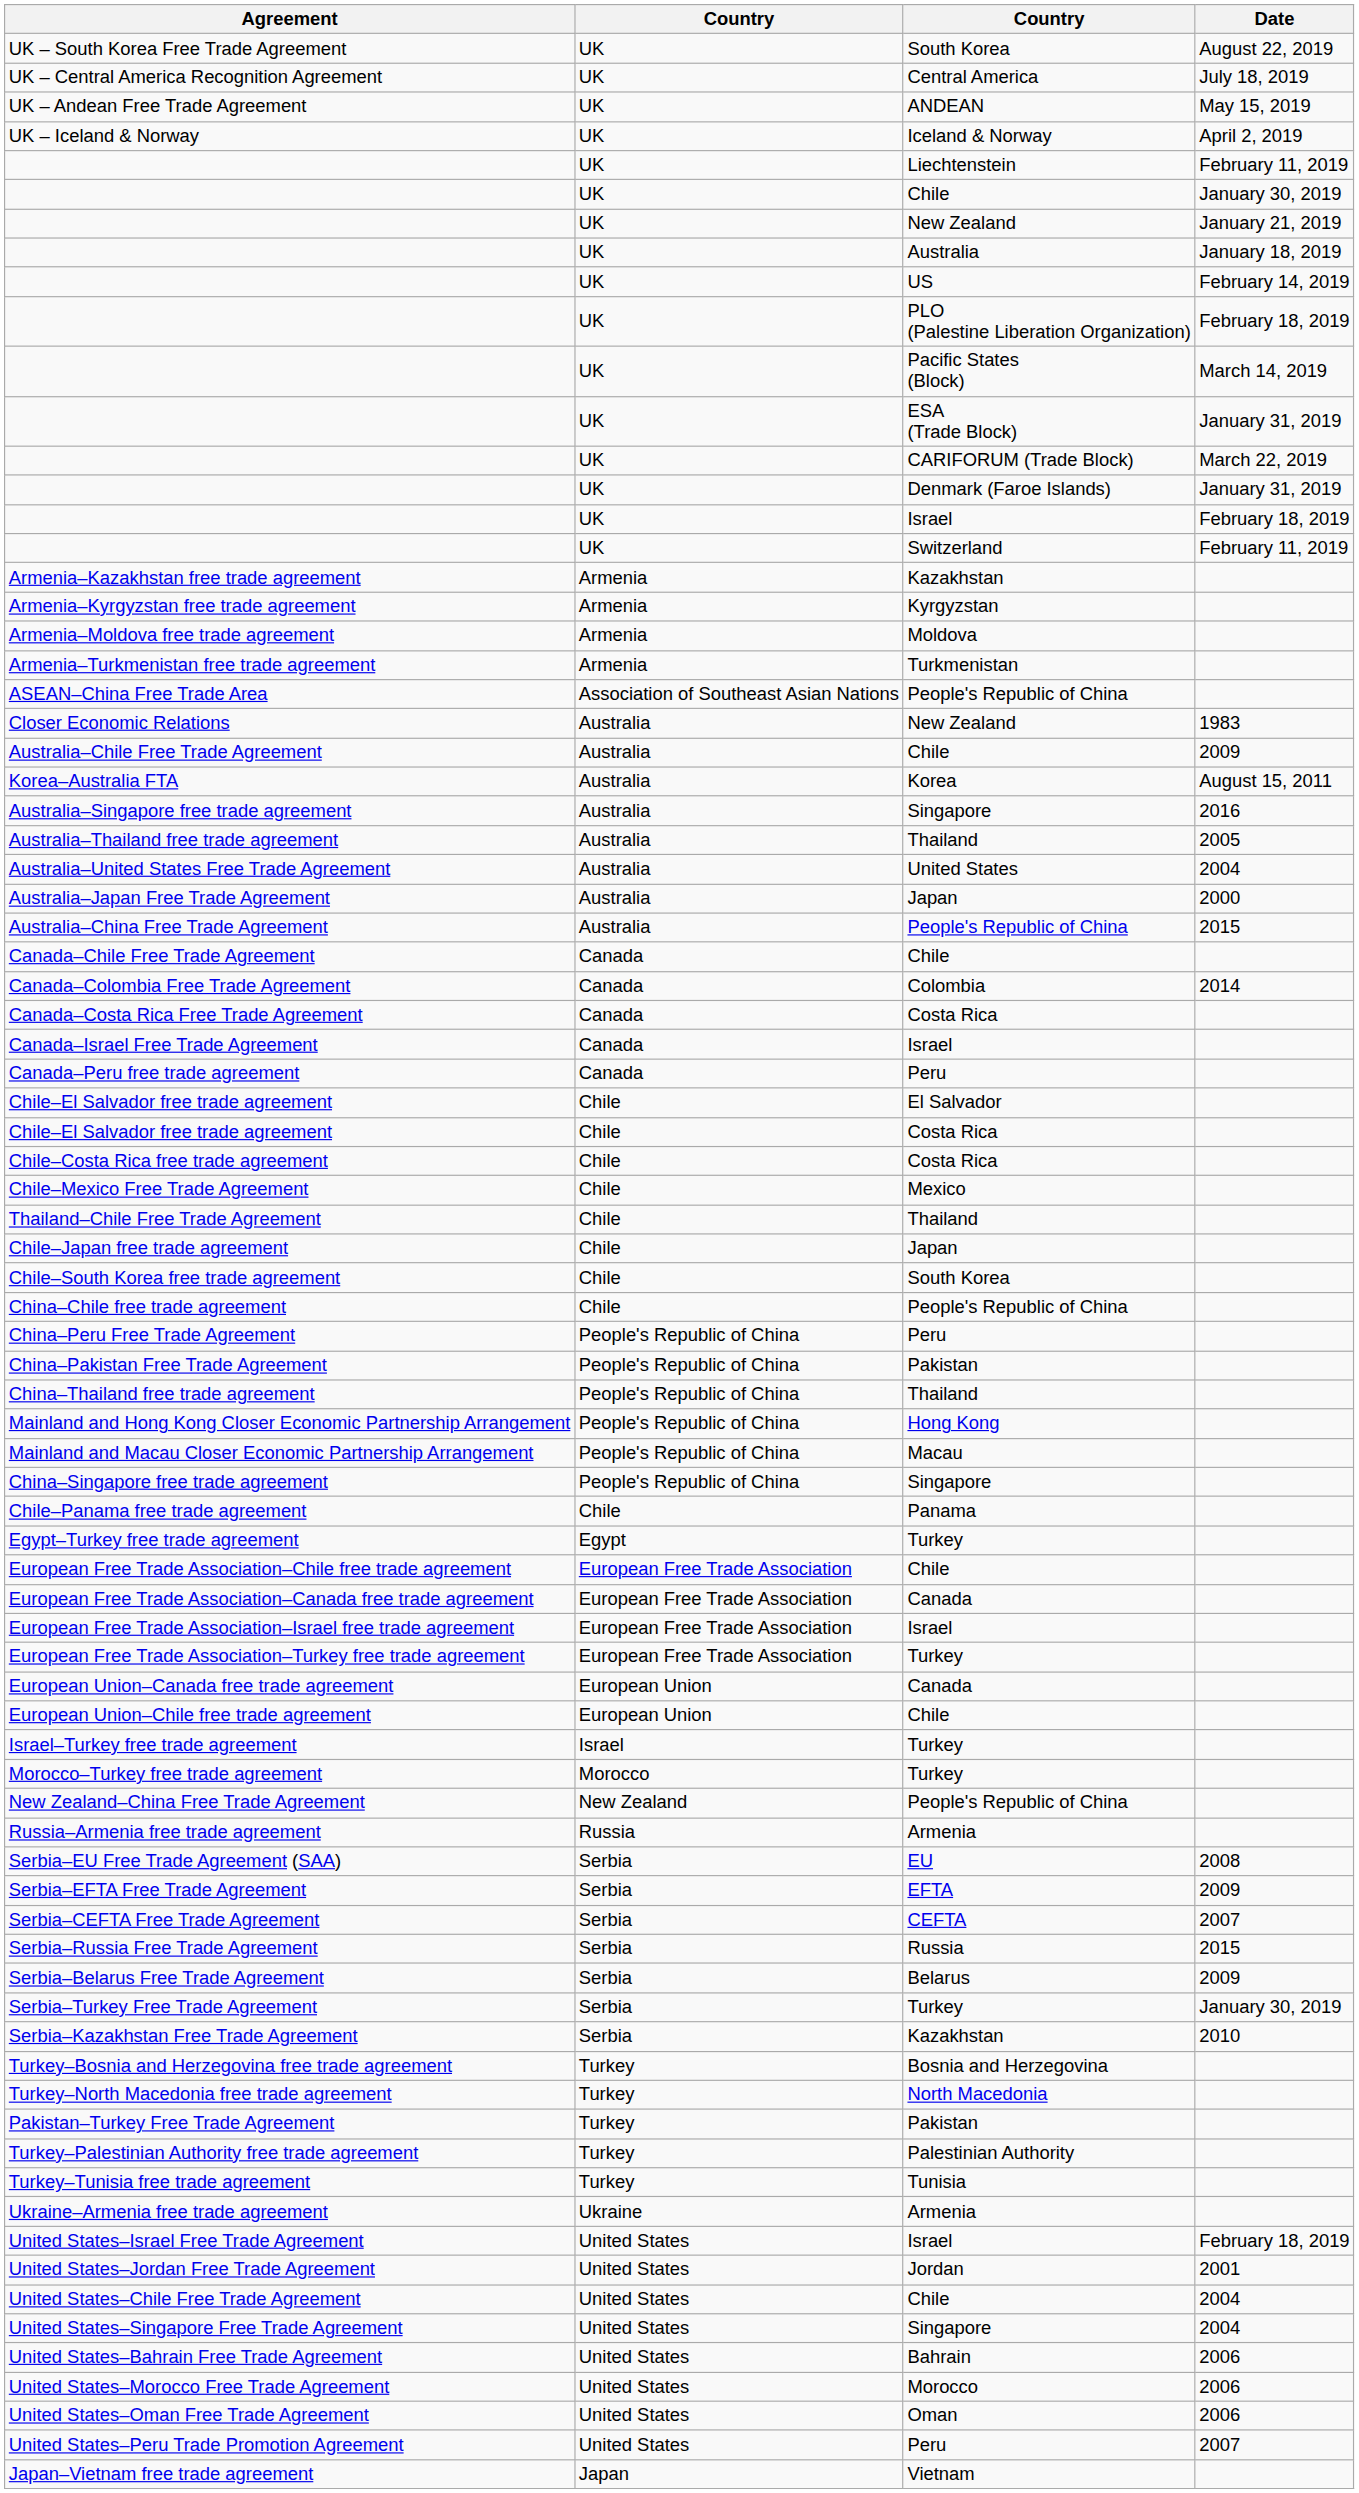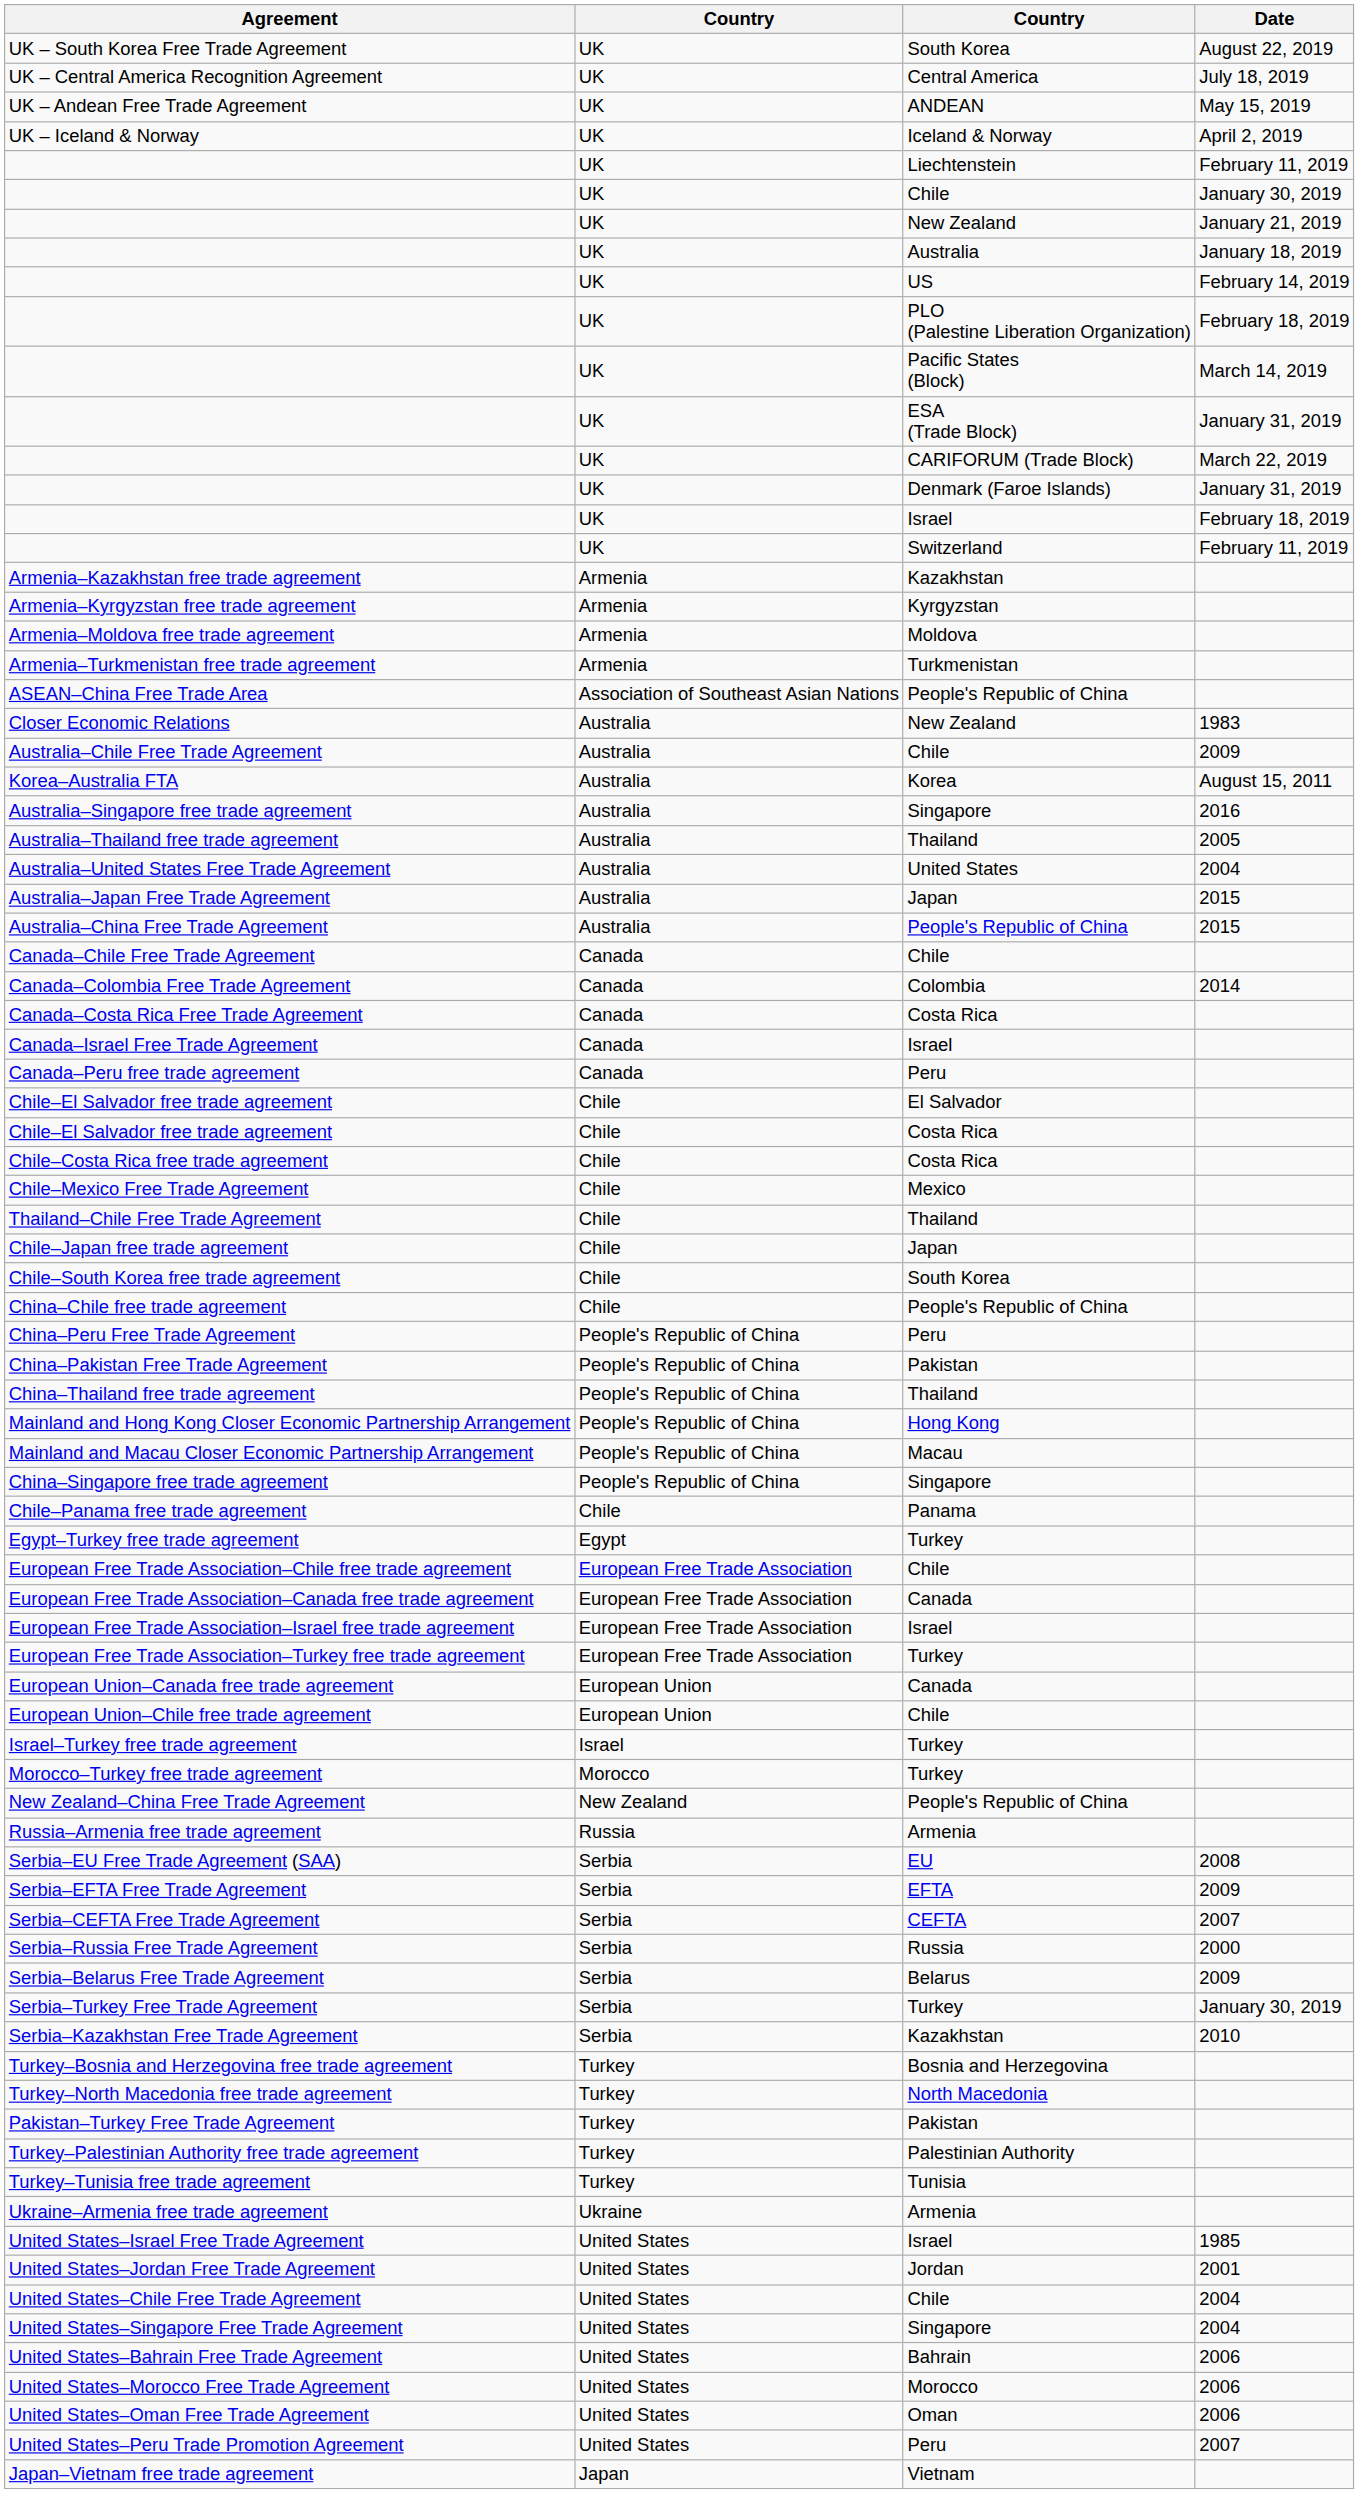(1220, 898) 2000 -> (1220, 898) 2015
(1220, 1948) 2015 -> (1220, 1948) 2000
(1274, 2240) February 18, 2019 -> (1220, 2240) 1985
